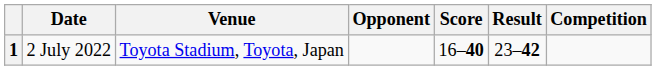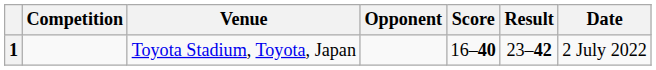columns swapped: (69, 19) <-> (599, 19)
